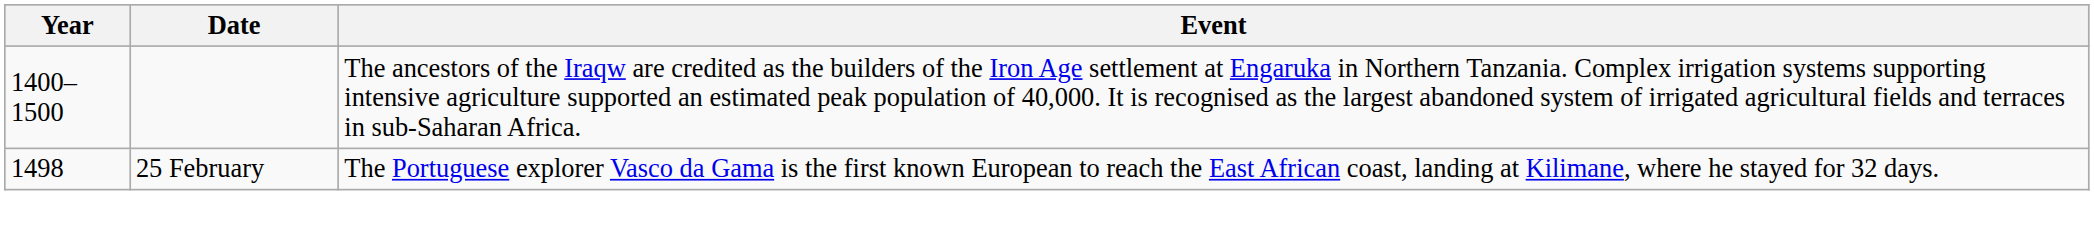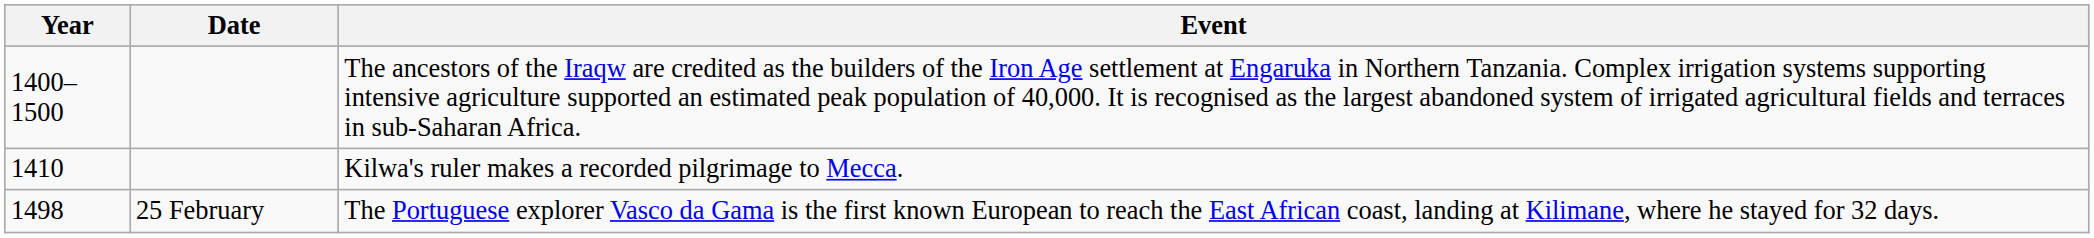+ row: (624, 168)
